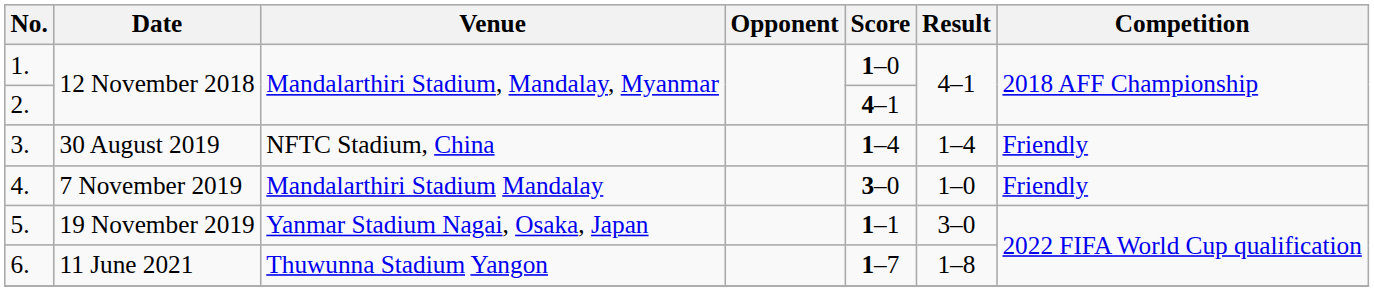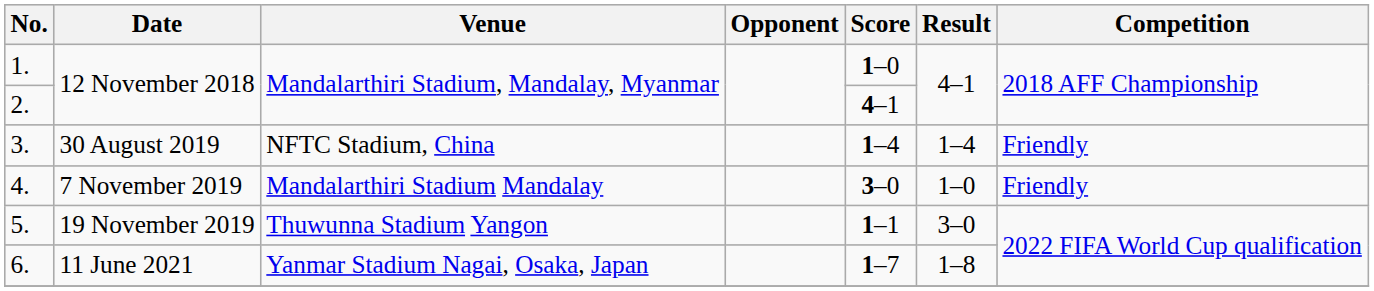(457, 225) Yanmar Stadium Nagai, Osaka, Japan -> (407, 225) Thuwunna Stadium Yangon
(407, 265) Thuwunna Stadium Yangon -> (457, 265) Yanmar Stadium Nagai, Osaka, Japan
